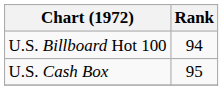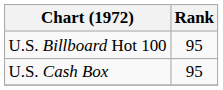(194, 44) 94 -> (194, 44) 95
